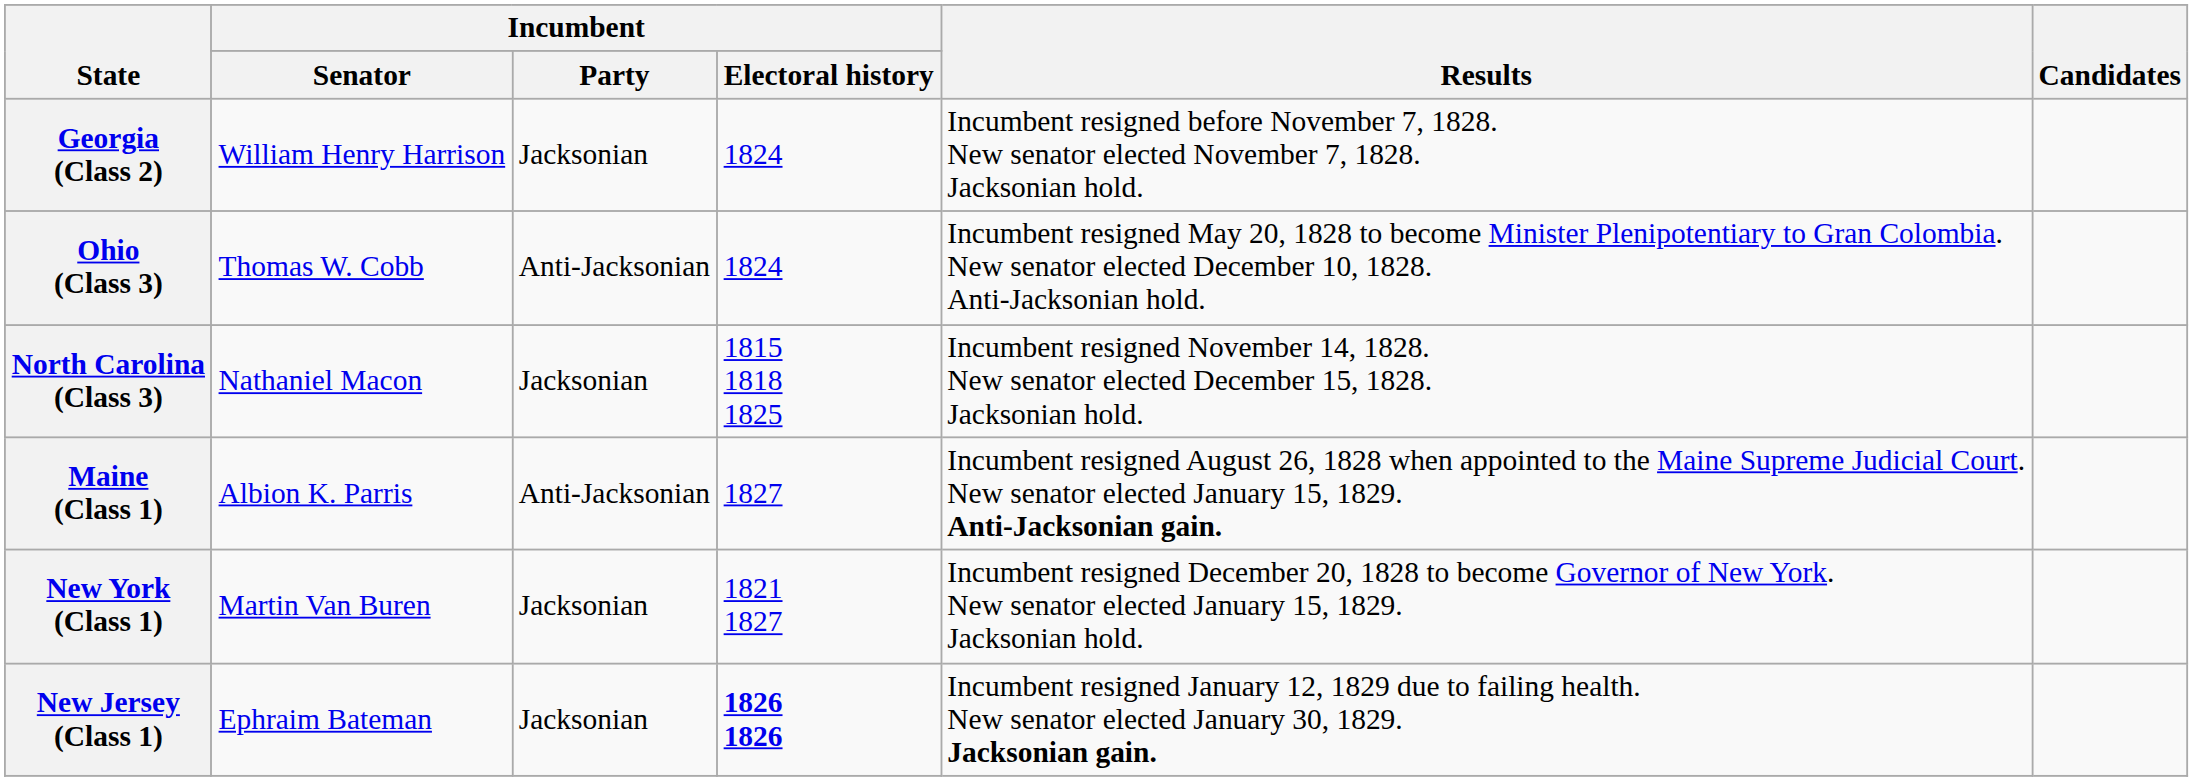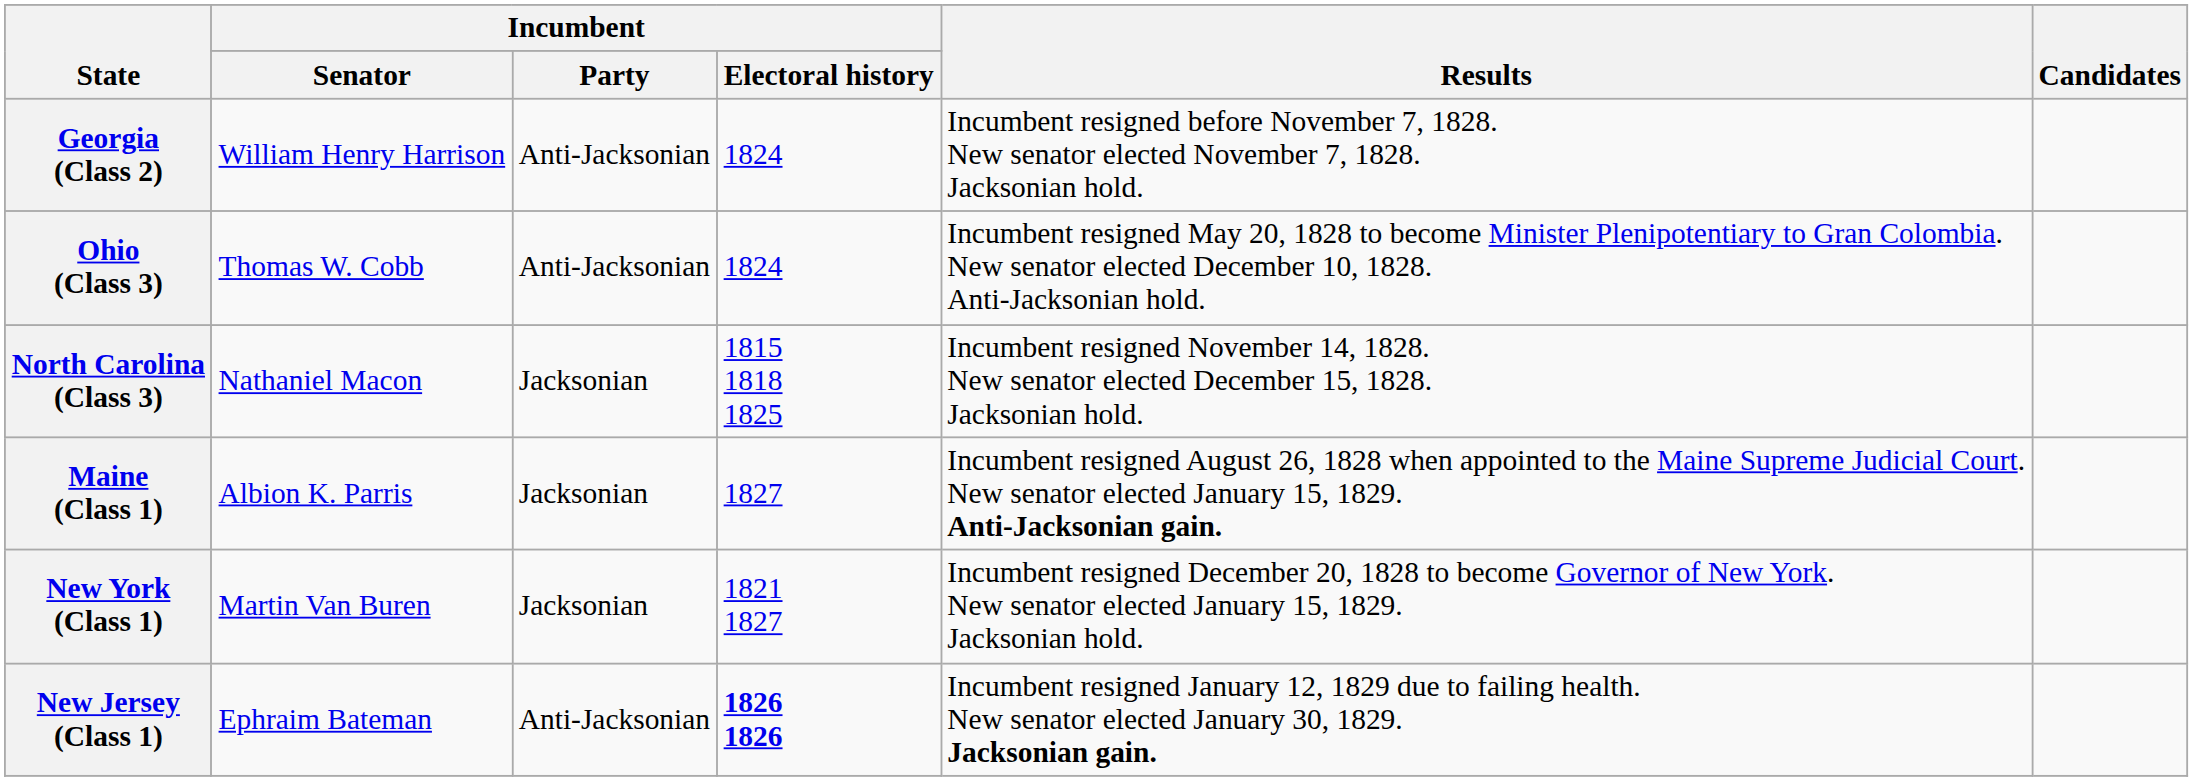(583, 154) Jacksonian -> (614, 154) Anti-Jacksonian
(614, 493) Anti-Jacksonian -> (583, 493) Jacksonian
(583, 718) Jacksonian -> (614, 718) Anti-Jacksonian
